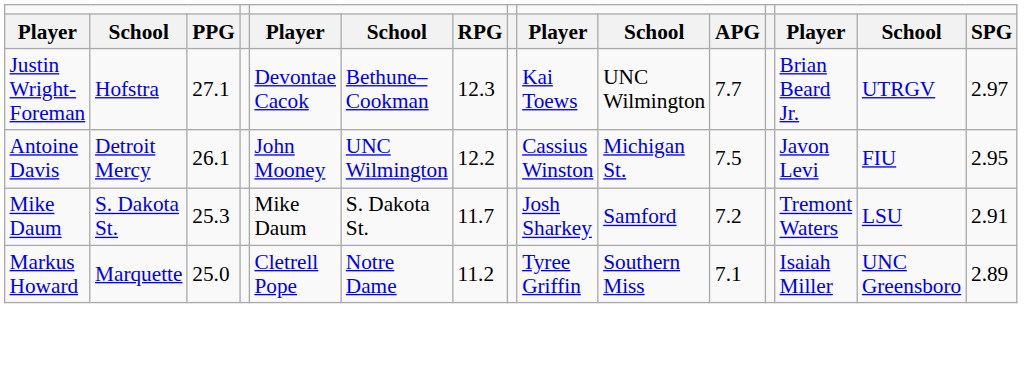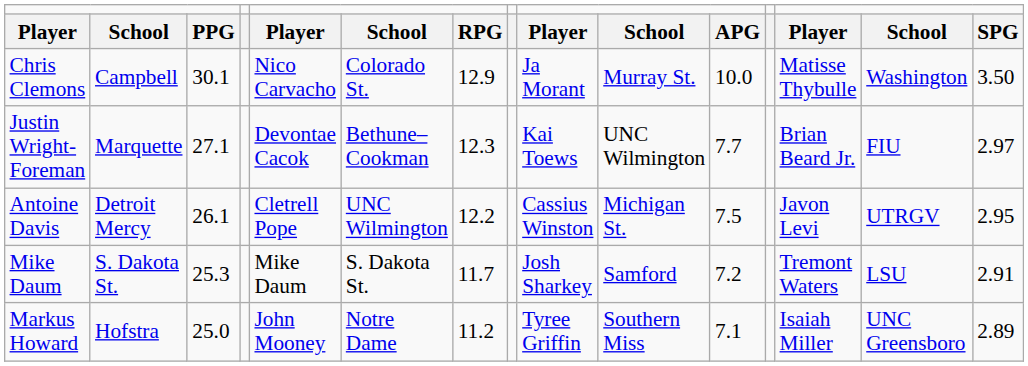+ row: (47, 76)
(127, 88) Hofstra -> (139, 146) Marquette
(899, 88) UTRGV -> (883, 146) FIU
(290, 158) John Mooney -> (286, 216) Cletrell Pope
(879, 158) FIU -> (903, 216) UTRGV
(139, 273) Marquette -> (127, 331) Hofstra
(286, 273) Cletrell Pope -> (290, 331) John Mooney
